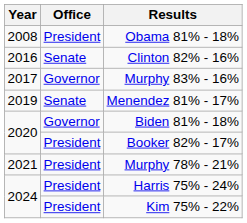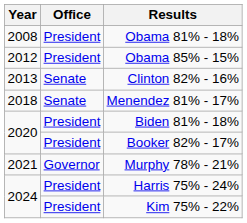+ row: (182, 57)
(22, 57) 2016 -> (22, 79) 2013
- row: (182, 79)
(22, 100) 2019 -> (22, 100) 2018
(72, 121) Governor -> (72, 121) President
(72, 164) President -> (72, 164) Governor
